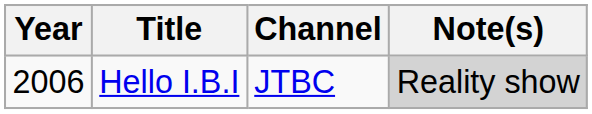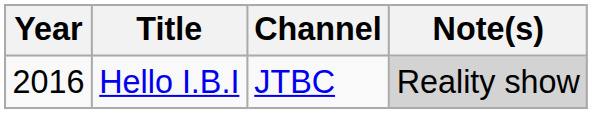(48, 81) 2006 -> (48, 81) 2016
